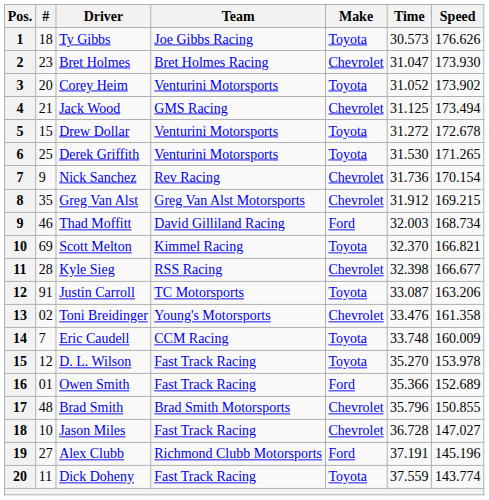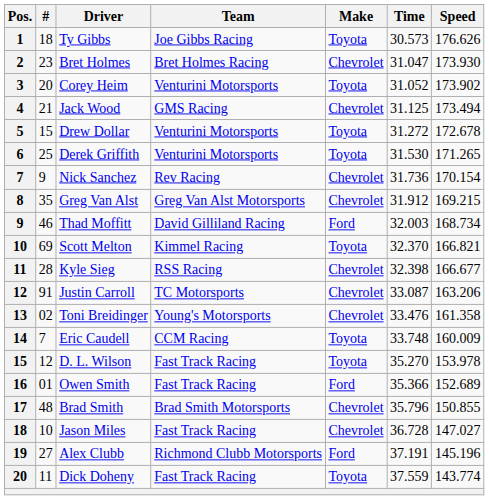(348, 292) Toyota -> (356, 292) Chevrolet
